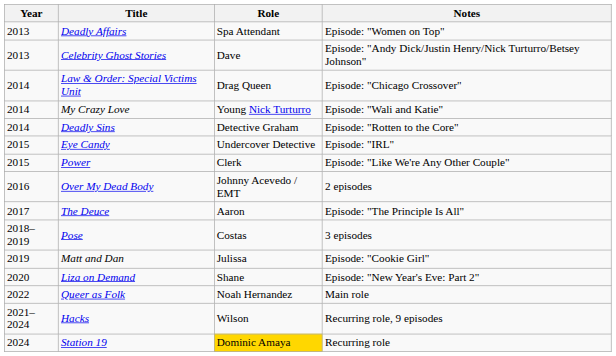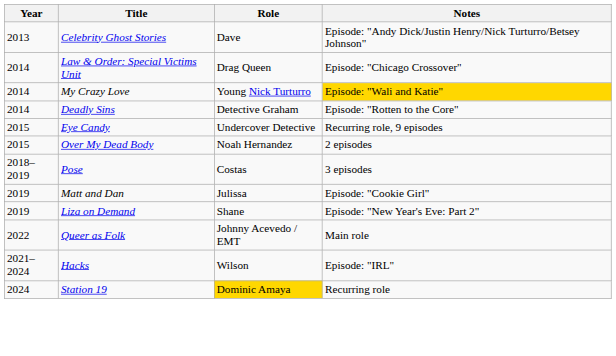- row: (94, 31)
(384, 109) no background -> (384, 91) gold background
(360, 145) Episode: "IRL" -> (384, 127) Recurring role, 9 episodes
- row: (76, 162)
(18, 186) 2016 -> (18, 145) 2015
(257, 186) Johnny Acevedo / EMT -> (255, 145) Noah Hernandez
- row: (85, 211)
(18, 276) 2020 -> (18, 211) 2019
(255, 294) Noah Hernandez -> (257, 235) Johnny Acevedo / EMT
(384, 318) Recurring role, 9 episodes -> (360, 265) Episode: "IRL"
